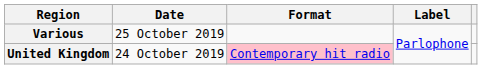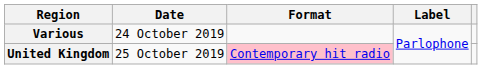(170, 34) 25 October 2019 -> (170, 34) 24 October 2019
(170, 54) 24 October 2019 -> (170, 54) 25 October 2019
